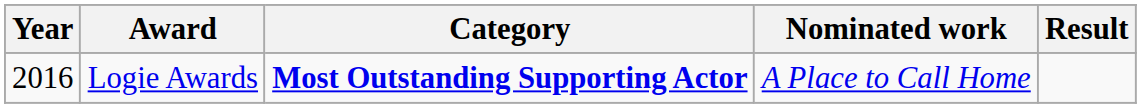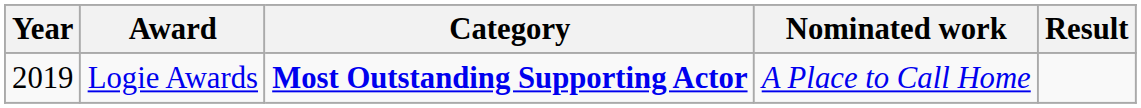(43, 77) 2016 -> (43, 77) 2019
